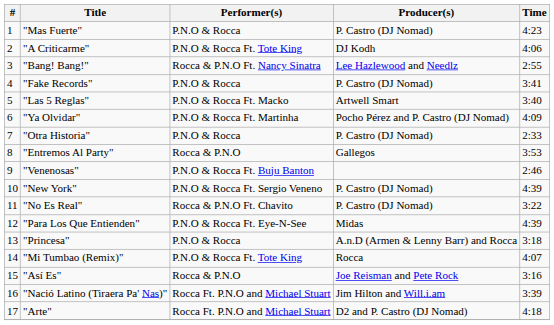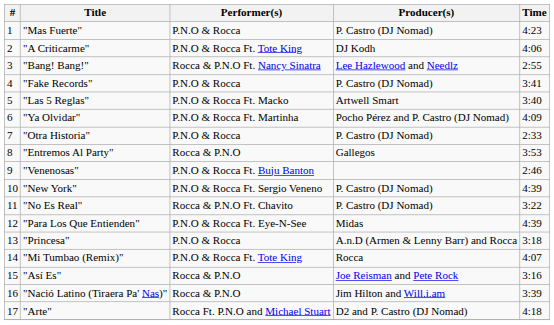(251, 293) Rocca Ft. P.N.O and Michael Stuart -> (206, 293) Rocca & P.N.O
